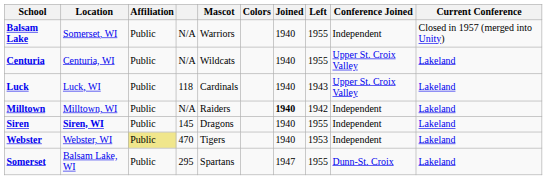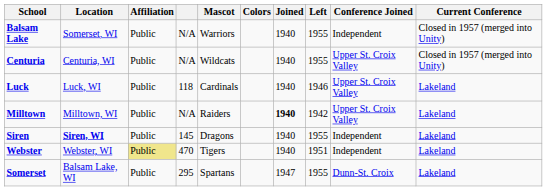(437, 60) Lakeland -> (475, 60) Closed in 1957 (merged into Unity)
(318, 87) 1943 -> (318, 87) 1946
(357, 108) Independent -> (364, 114) Upper St. Croix Valley
(318, 140) 1953 -> (318, 151) 1951
